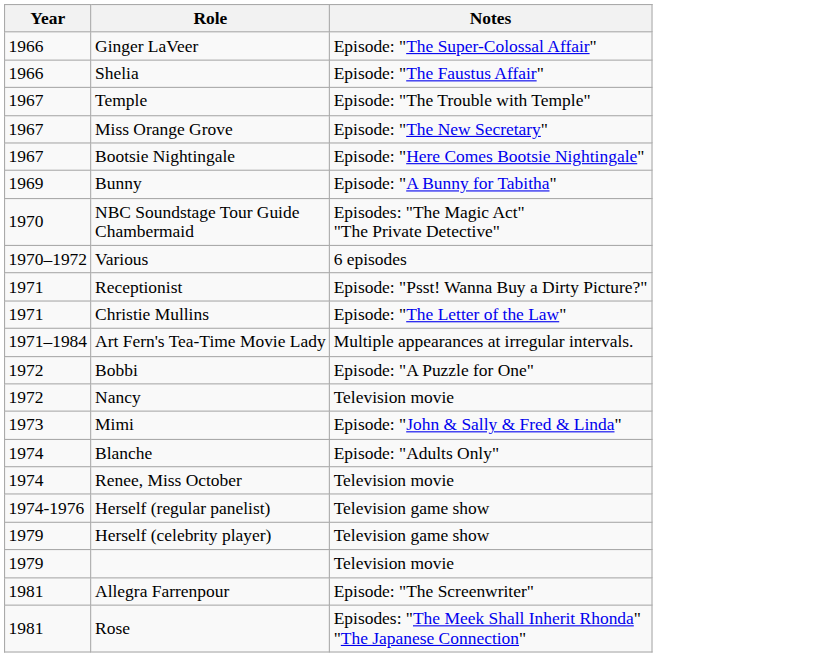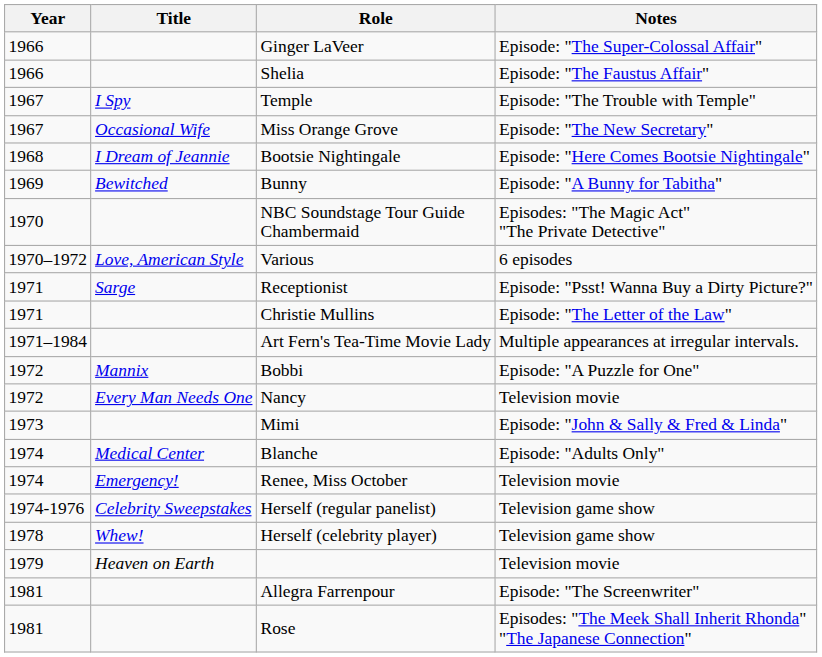+ column: (174, 18)
(26, 156) 1967 -> (26, 156) 1968
(26, 535) 1979 -> (26, 535) 1978
